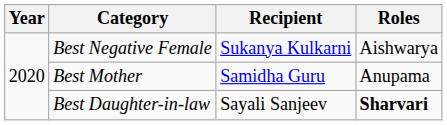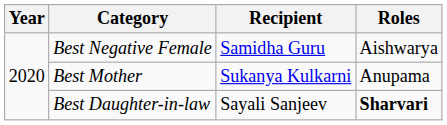(286, 47) Sukanya Kulkarni -> (273, 47) Samidha Guru
(273, 76) Samidha Guru -> (286, 76) Sukanya Kulkarni
